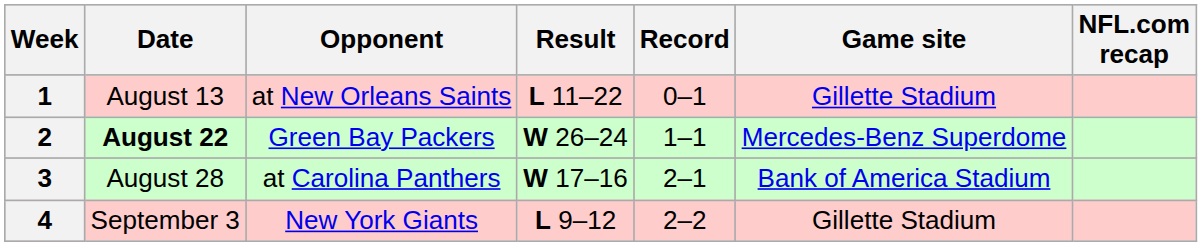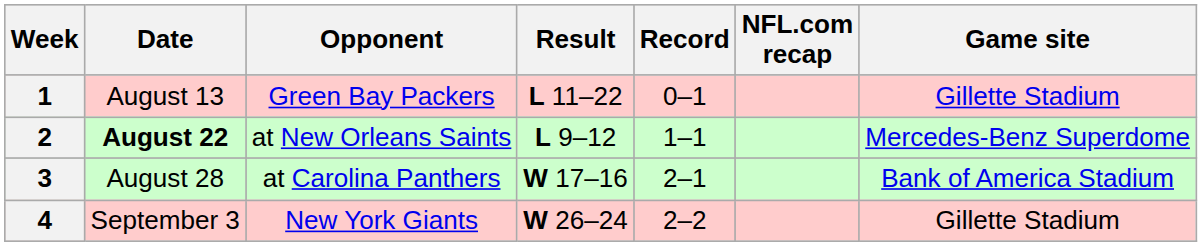columns swapped: (904, 39) <-> (1134, 39)
(382, 95) at New Orleans Saints -> (382, 95) Green Bay Packers
(382, 137) Green Bay Packers -> (382, 137) at New Orleans Saints
(576, 137) W 26–24 -> (576, 137) L 9–12
(576, 219) L 9–12 -> (576, 219) W 26–24
